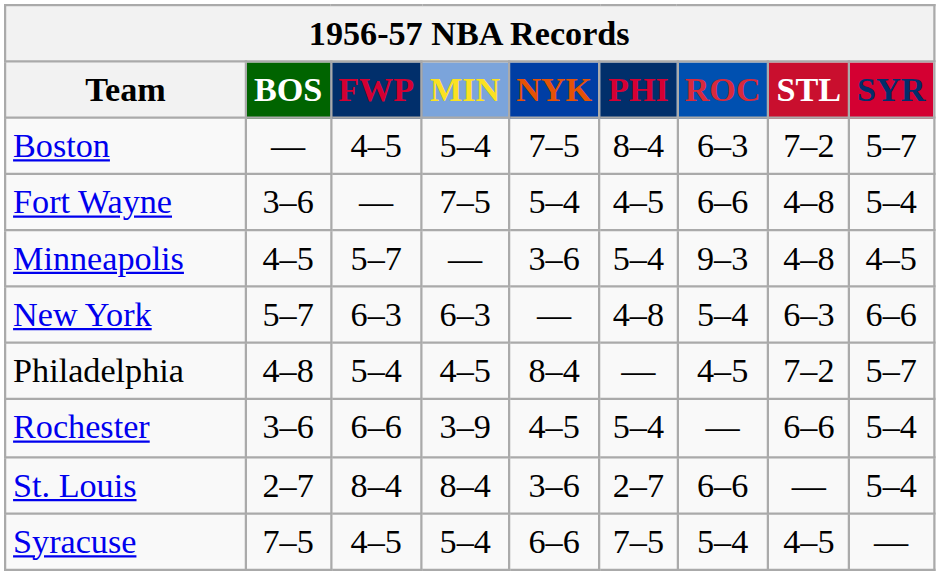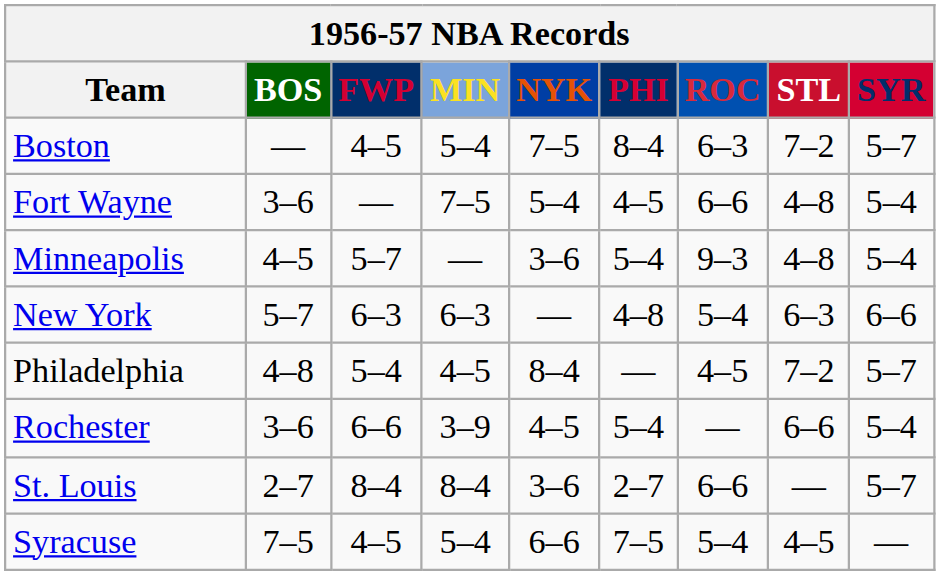(891, 258) 4–5 -> (891, 258) 5–4
(891, 484) 5–4 -> (891, 484) 5–7
